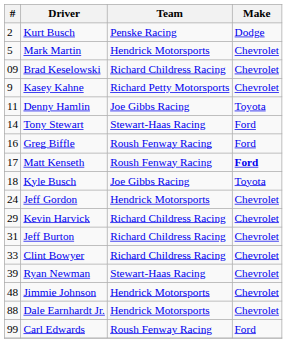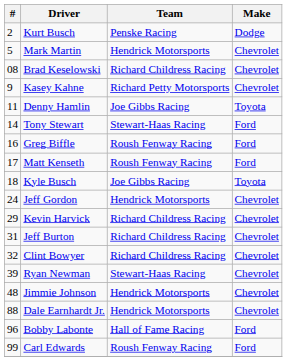(13, 69) 09 -> (13, 69) 08
(246, 162) bold -> (245, 162) normal
(13, 255) 33 -> (13, 255) 32
+ row: (58, 329)
